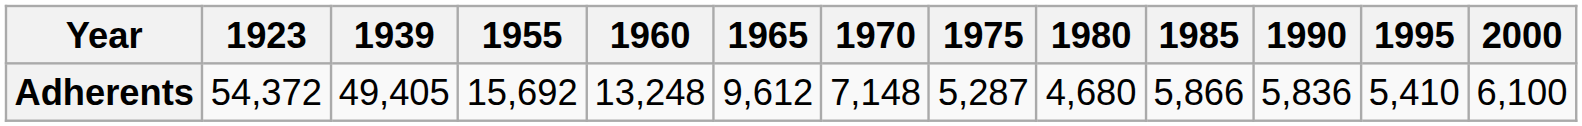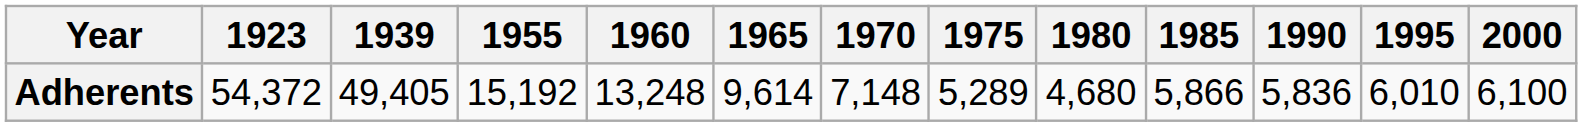(522, 92) 15,692 -> (522, 92) 15,192
(768, 92) 9,612 -> (768, 92) 9,614
(983, 92) 5,287 -> (983, 92) 5,289
(1414, 92) 5,410 -> (1414, 92) 6,010
